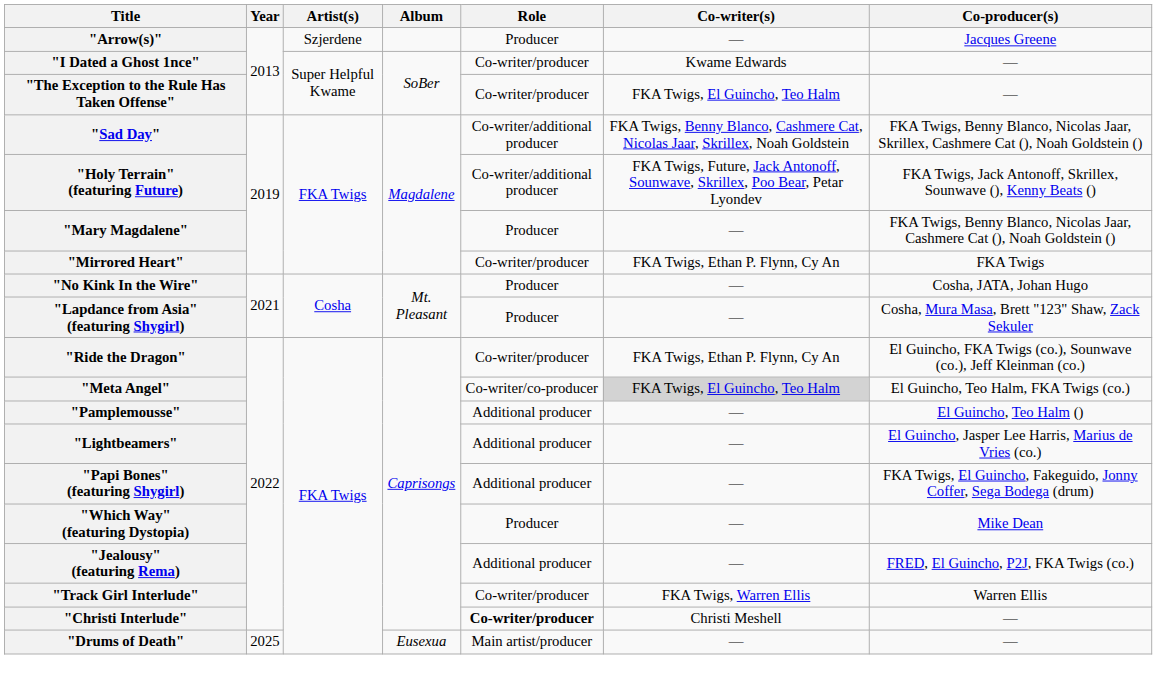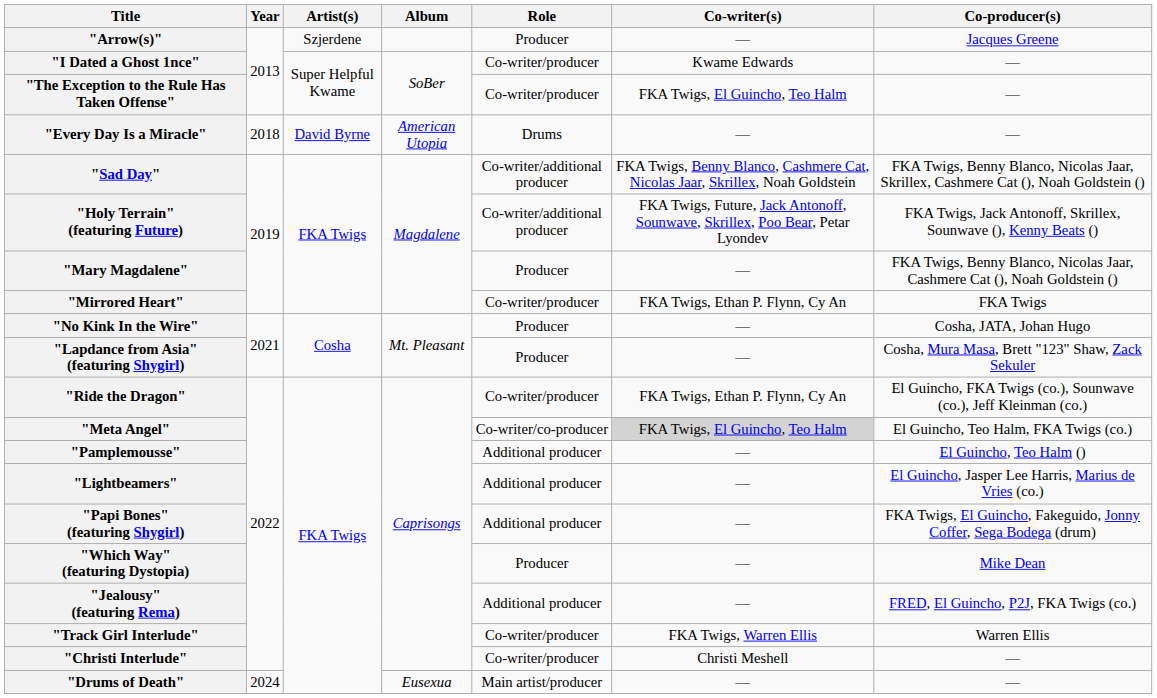+ row: (126, 134)
(532, 618) bold -> (542, 658) normal
(265, 641) 2025 -> (265, 681) 2024
